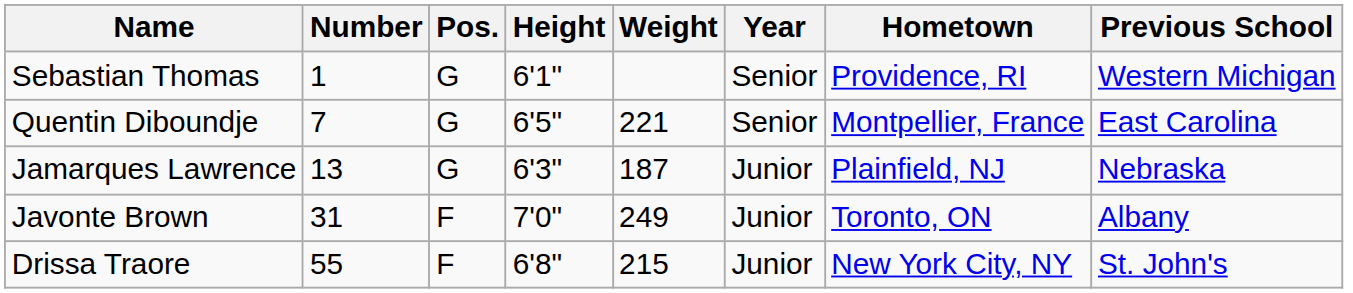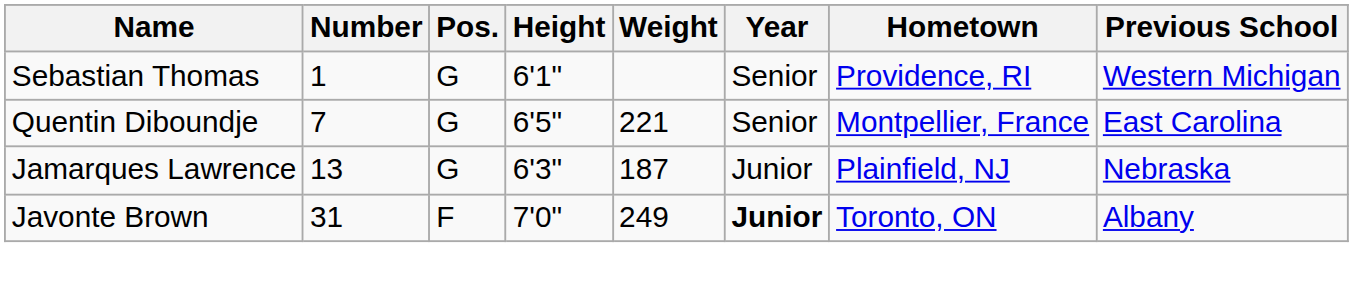(772, 216) normal -> (777, 216) bold
- row: (101, 264)
